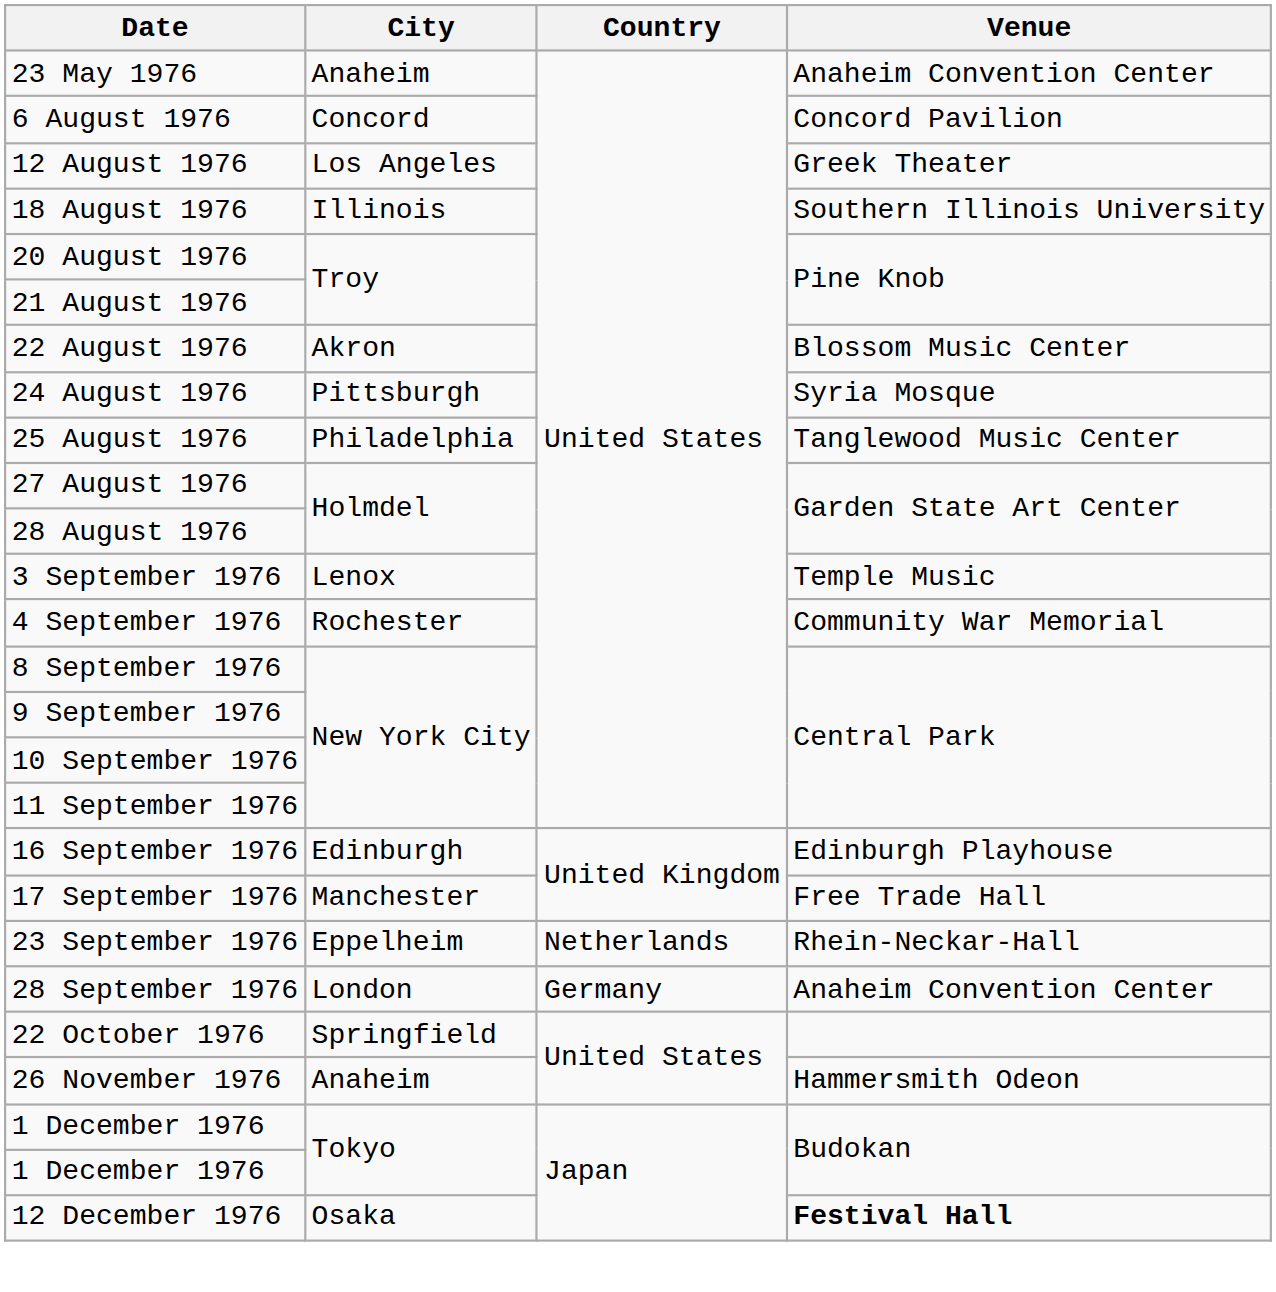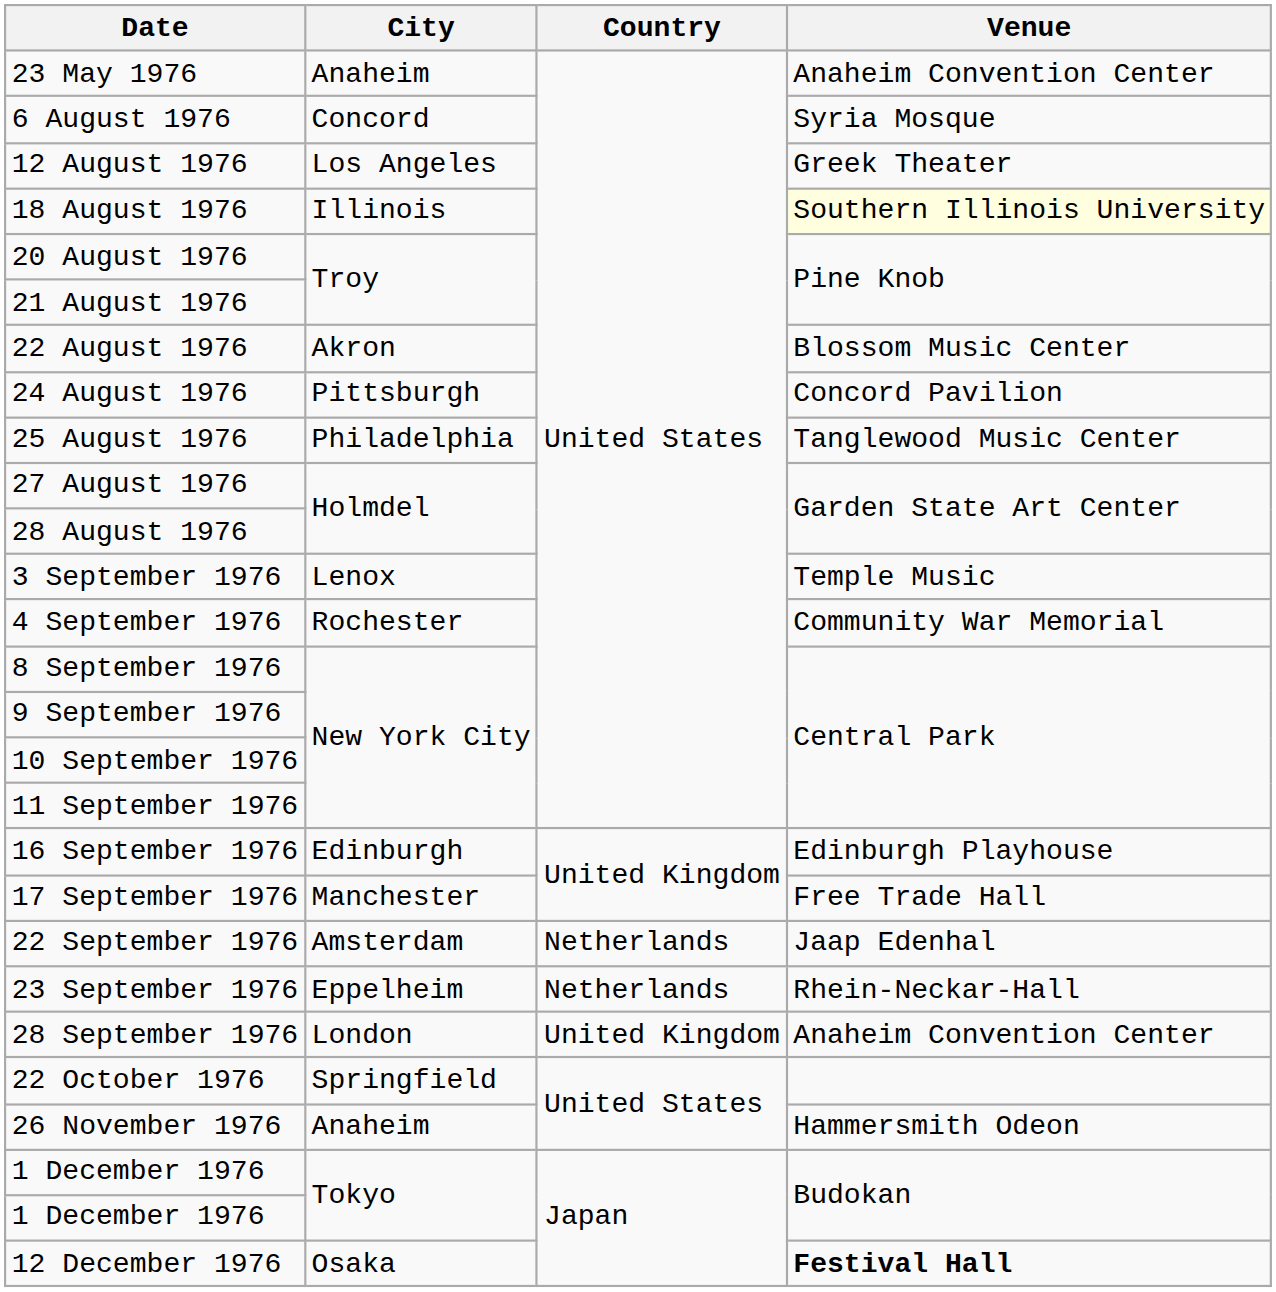(928, 119) Concord Pavilion -> (894, 119) Syria Mosque
(1029, 211) no background -> (1029, 211) lightyellow background
(894, 394) Syria Mosque -> (928, 394) Concord Pavilion
+ row: (155, 943)
(603, 989) Germany -> (662, 1035) United Kingdom
